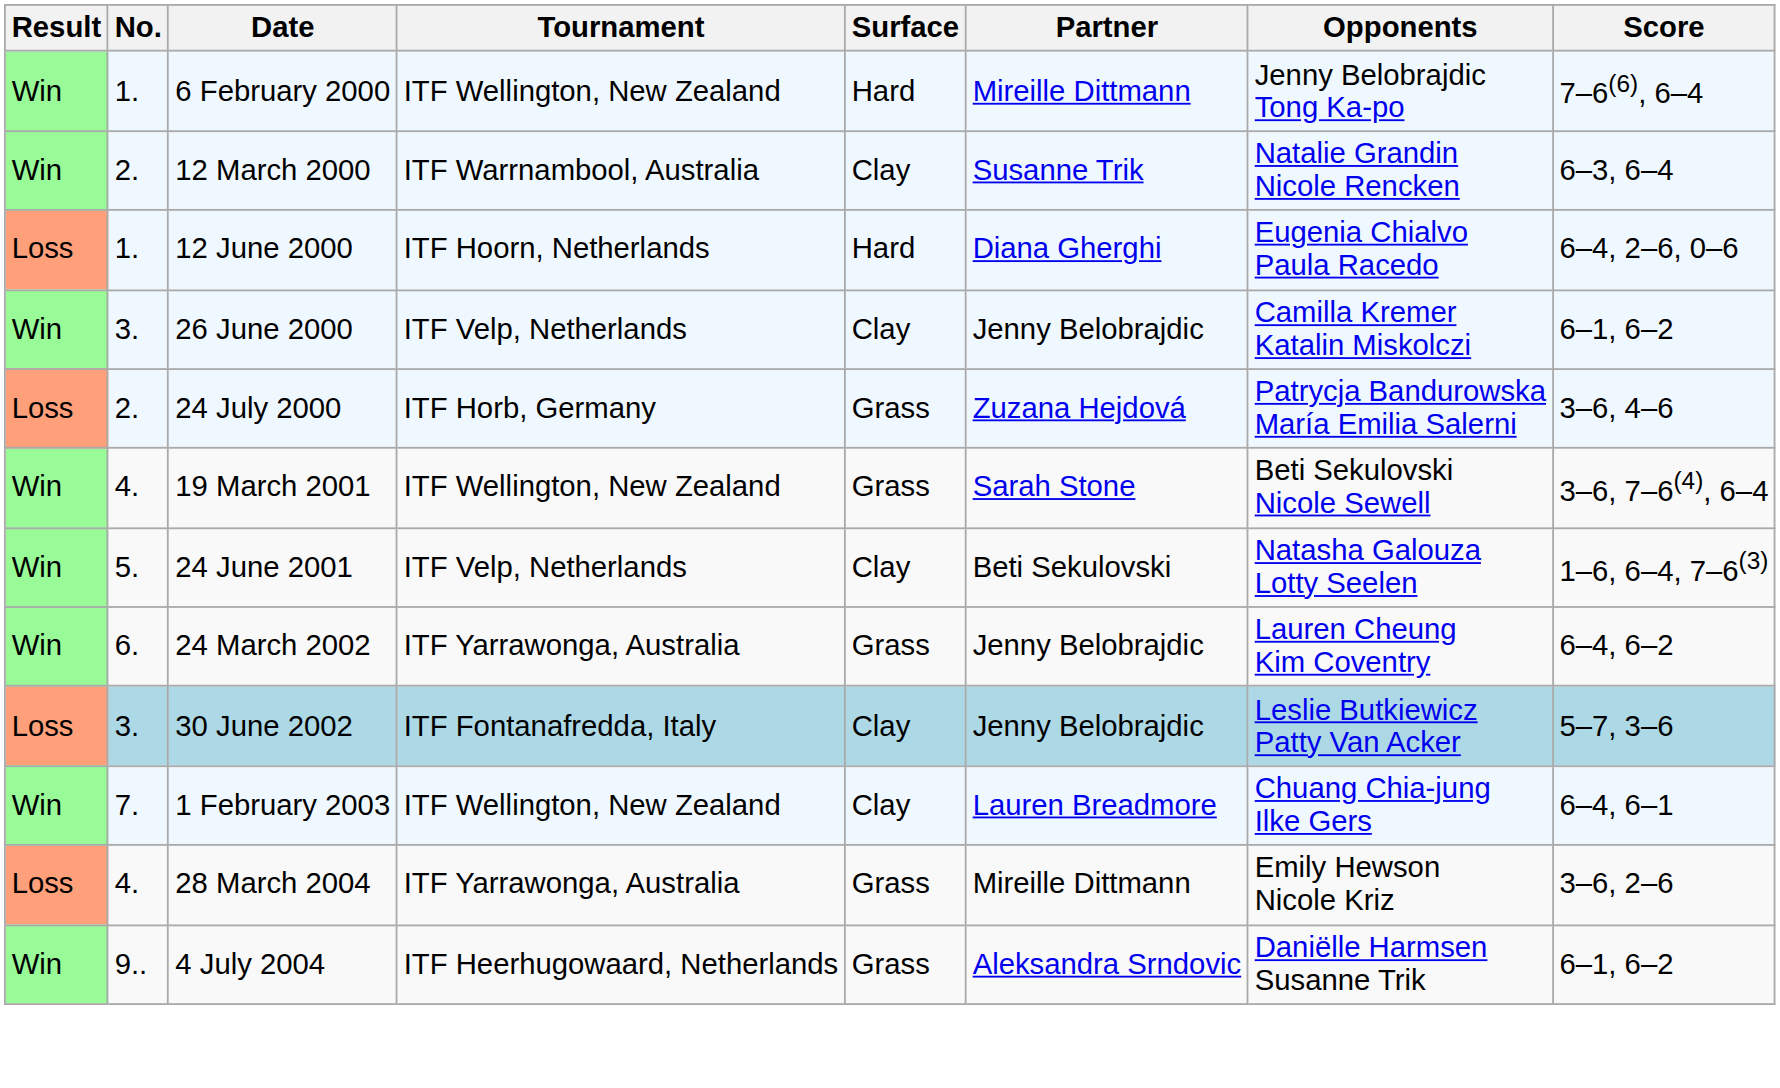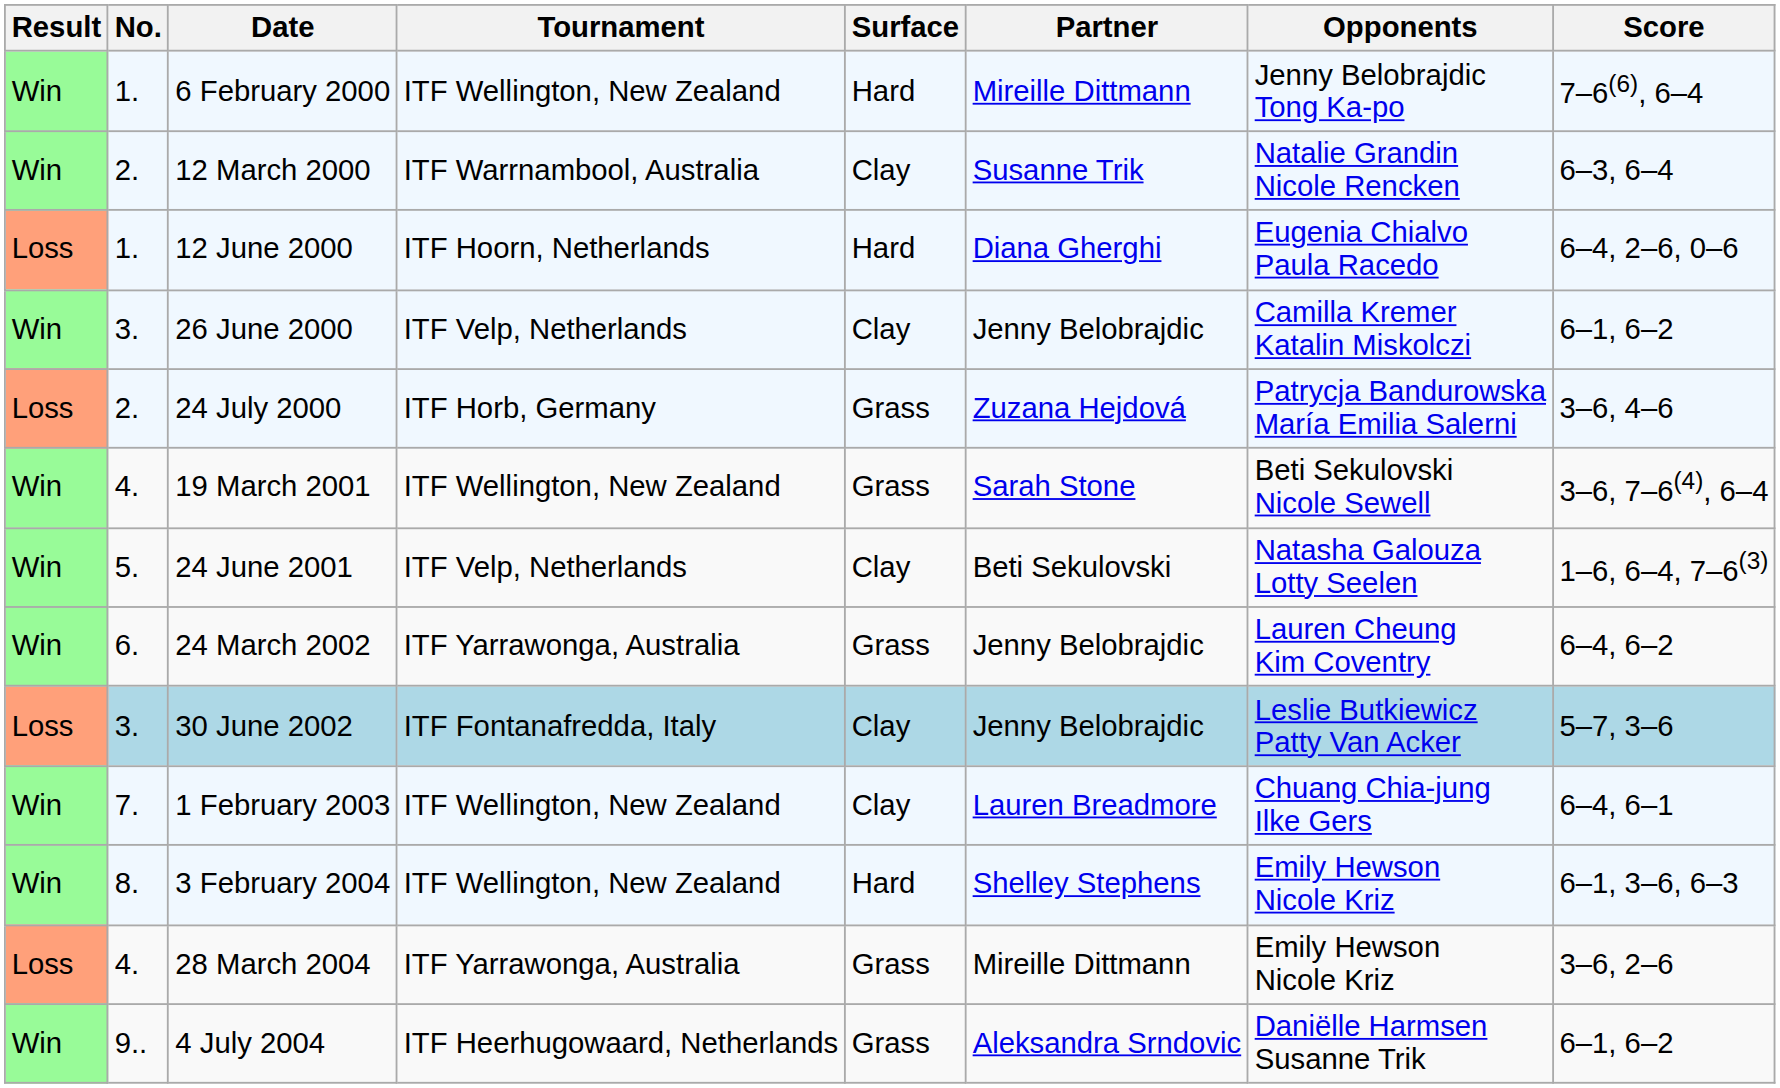+ row: (283, 884)
